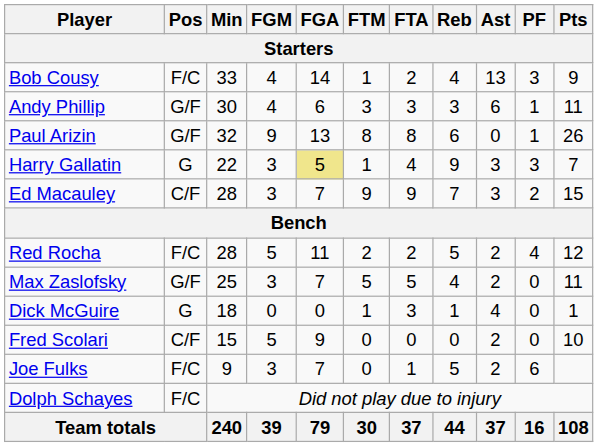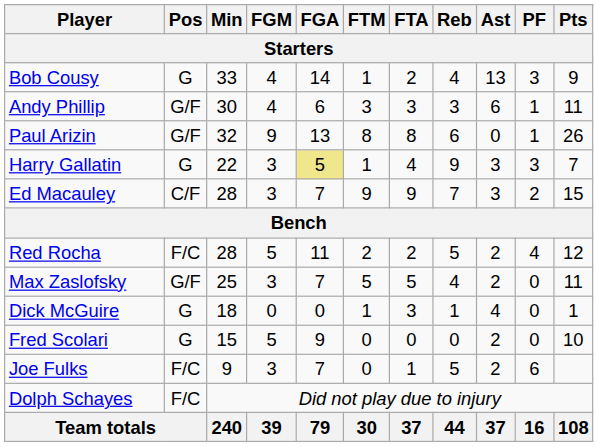(186, 78) F/C -> (186, 78) G
(186, 340) C/F -> (186, 340) G
